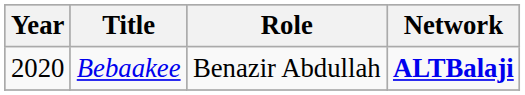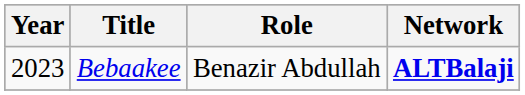(38, 68) 2020 -> (38, 68) 2023
